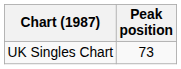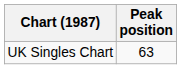(146, 52) 73 -> (146, 52) 63
